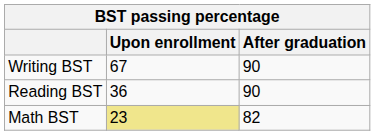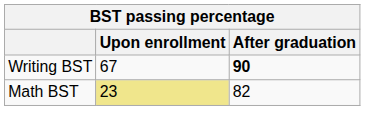(252, 67) normal -> (242, 67) bold
- row: (55, 92)
